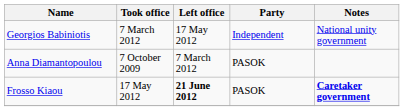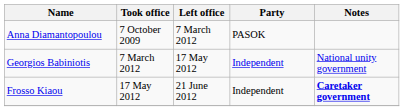rows swapped: (54, 63) <-> (48, 35)
(193, 91) bold -> (192, 91) normal
(249, 91) PASOK -> (258, 91) Independent
